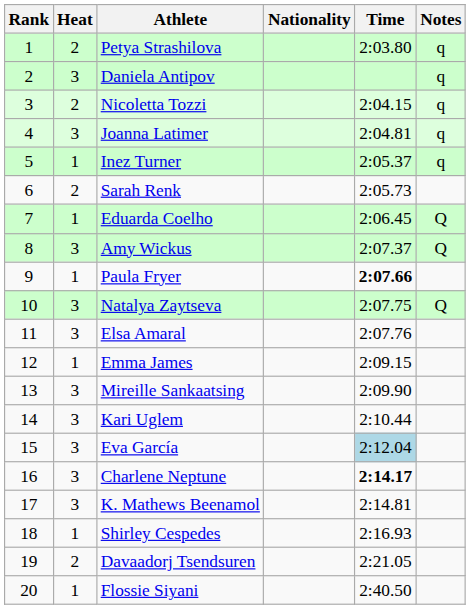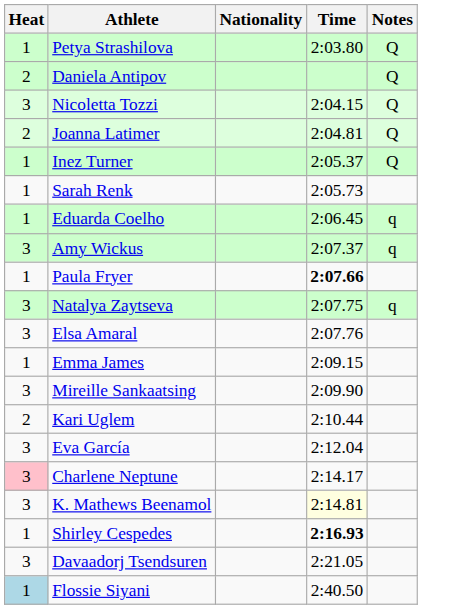- column: (29, 18)
(75, 47) 2 -> (26, 47) 1
(441, 47) q -> (392, 47) Q
(75, 76) 3 -> (26, 76) 2
(441, 76) q -> (392, 76) Q
(75, 104) 2 -> (26, 104) 3
(441, 104) q -> (392, 104) Q
(75, 133) 3 -> (26, 133) 2
(441, 133) q -> (392, 133) Q
(441, 161) q -> (392, 161) Q
(75, 190) 2 -> (26, 190) 1
(441, 218) Q -> (392, 218) q
(441, 247) Q -> (392, 247) q
(441, 304) Q -> (392, 304) q
(75, 418) 3 -> (26, 418) 2
(385, 447) lightblue background -> (337, 447) no background
(75, 476) no background -> (26, 476) pink background
(385, 476) bold -> (337, 476) normal
(385, 504) no background -> (337, 504) lightyellow background
(385, 533) normal -> (337, 533) bold
(75, 561) 2 -> (26, 561) 3
(75, 590) no background -> (26, 590) lightblue background
